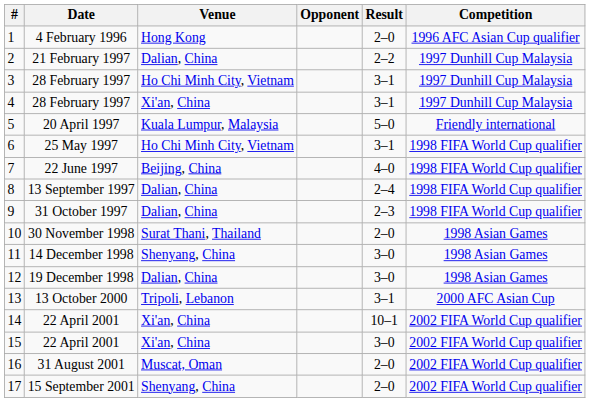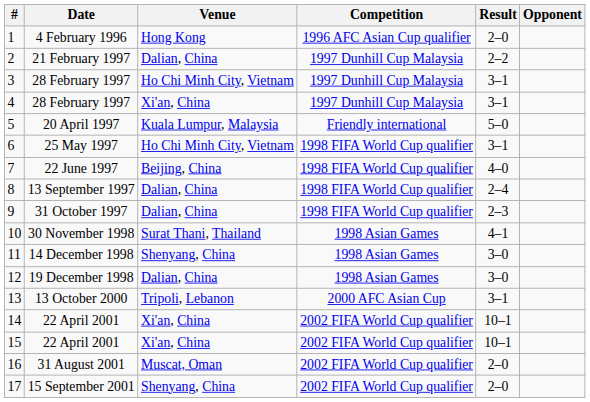columns swapped: (330, 15) <-> (496, 15)
(384, 233) 2–0 -> (498, 233) 4–1
(384, 342) 3–0 -> (498, 342) 10–1
